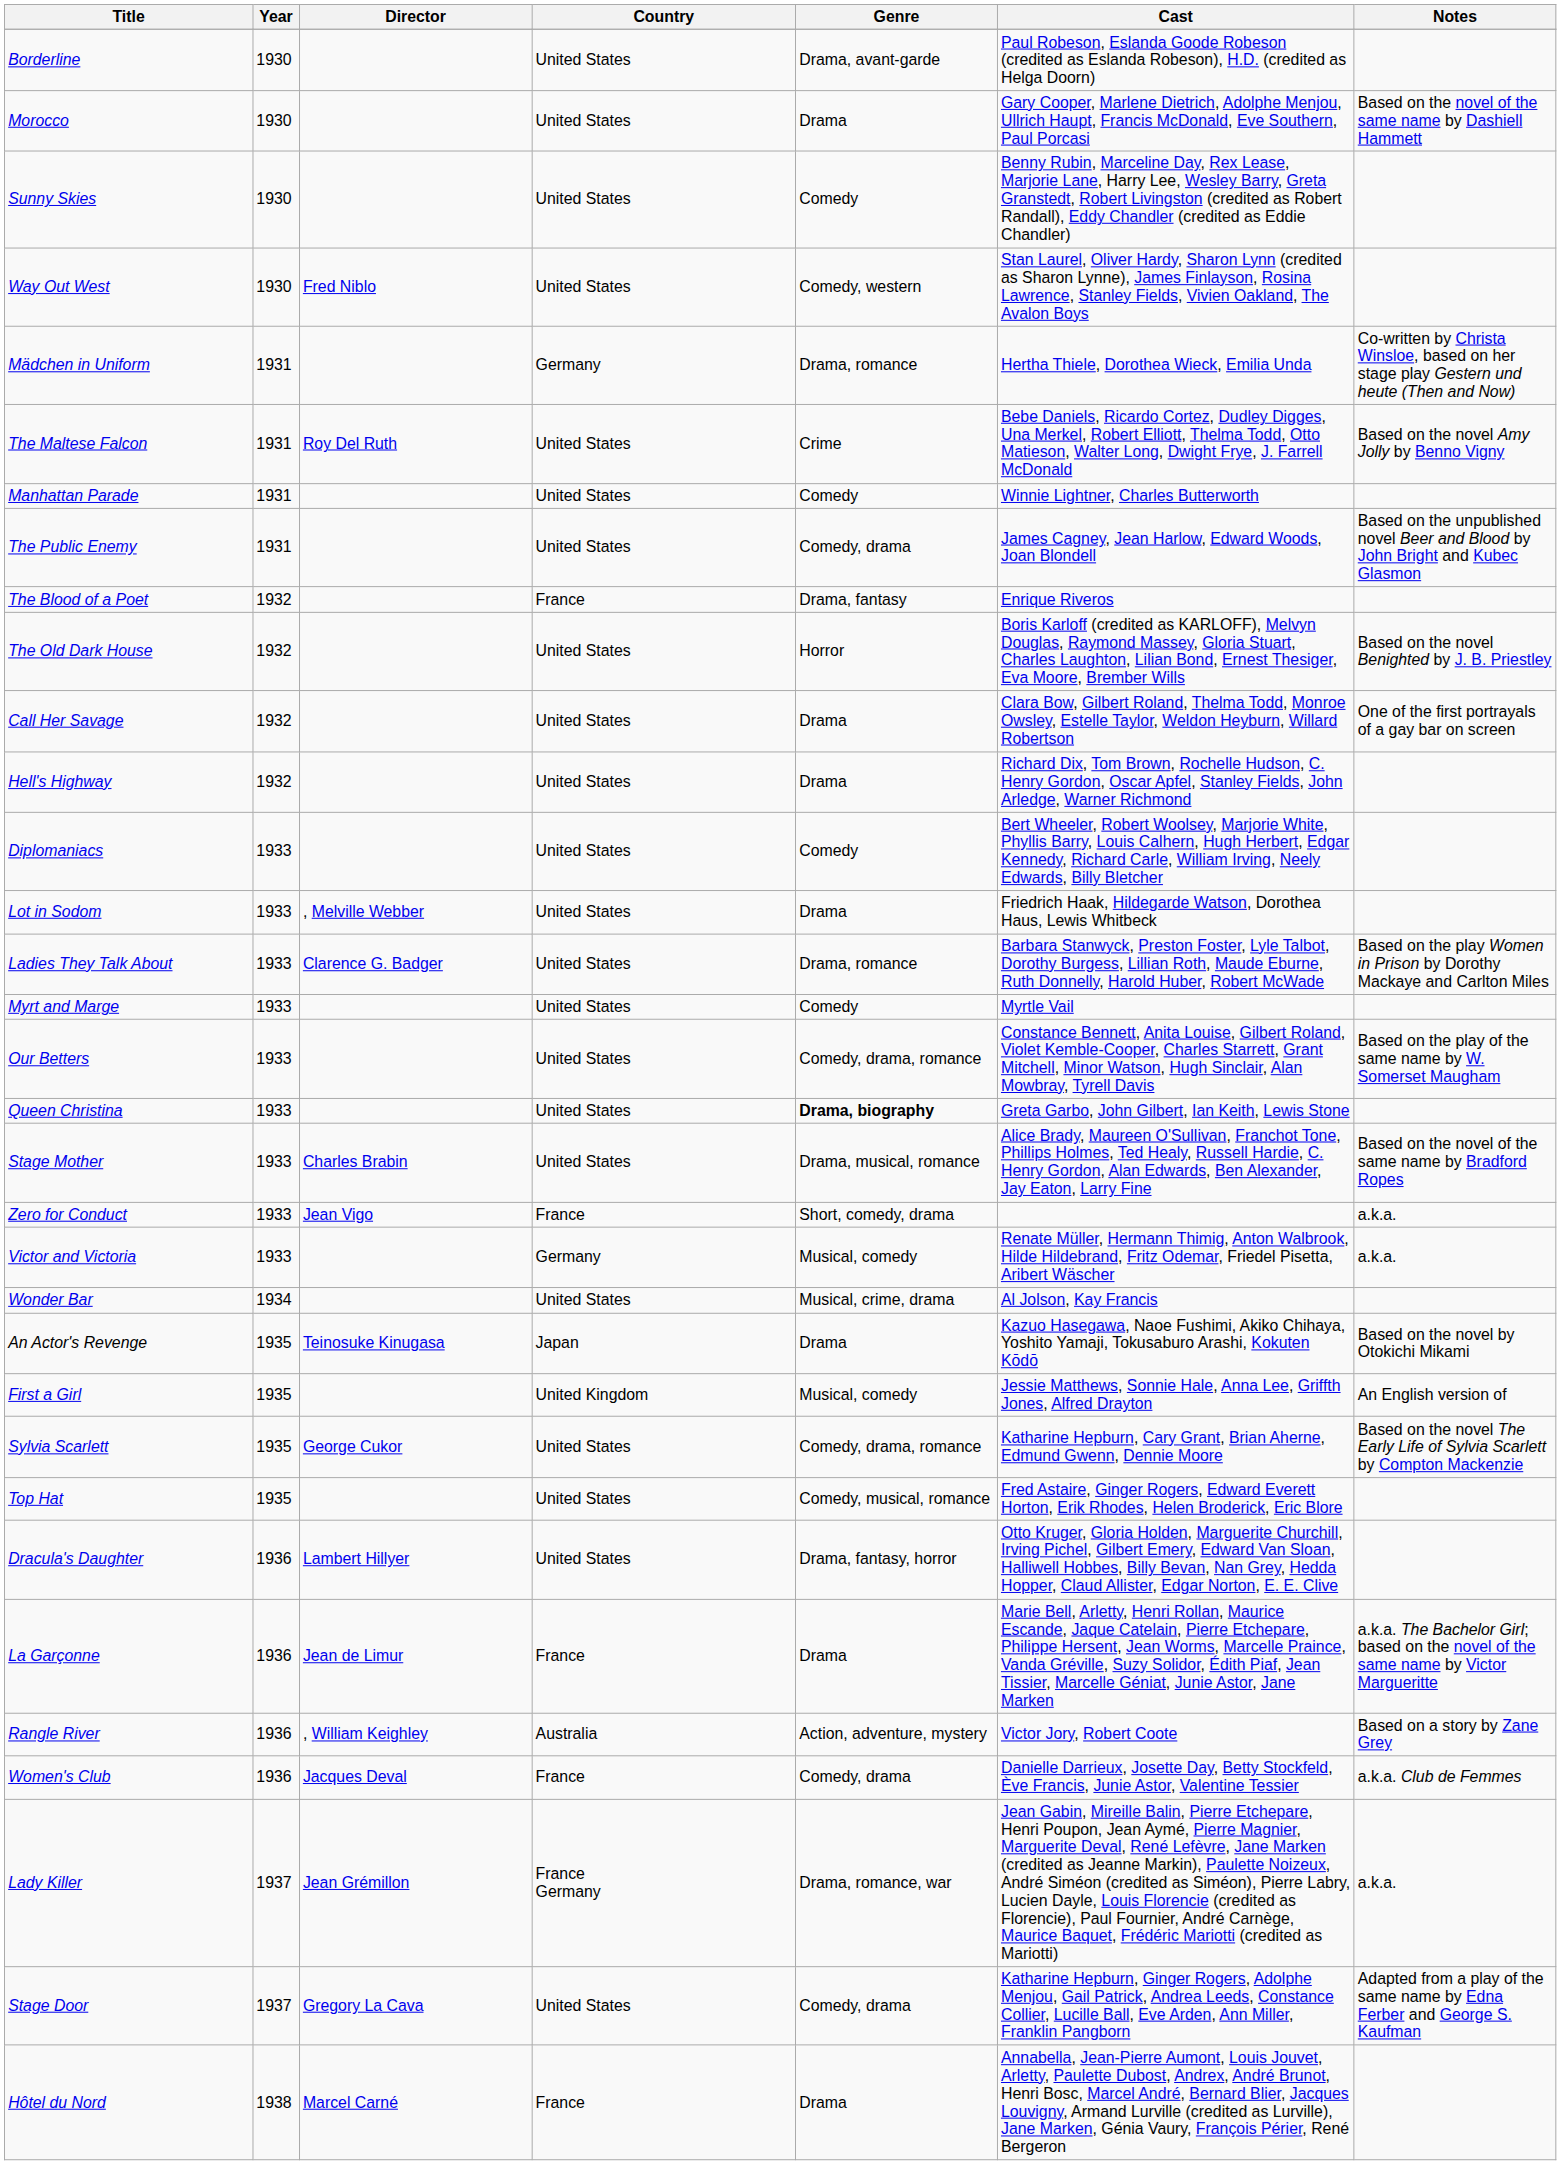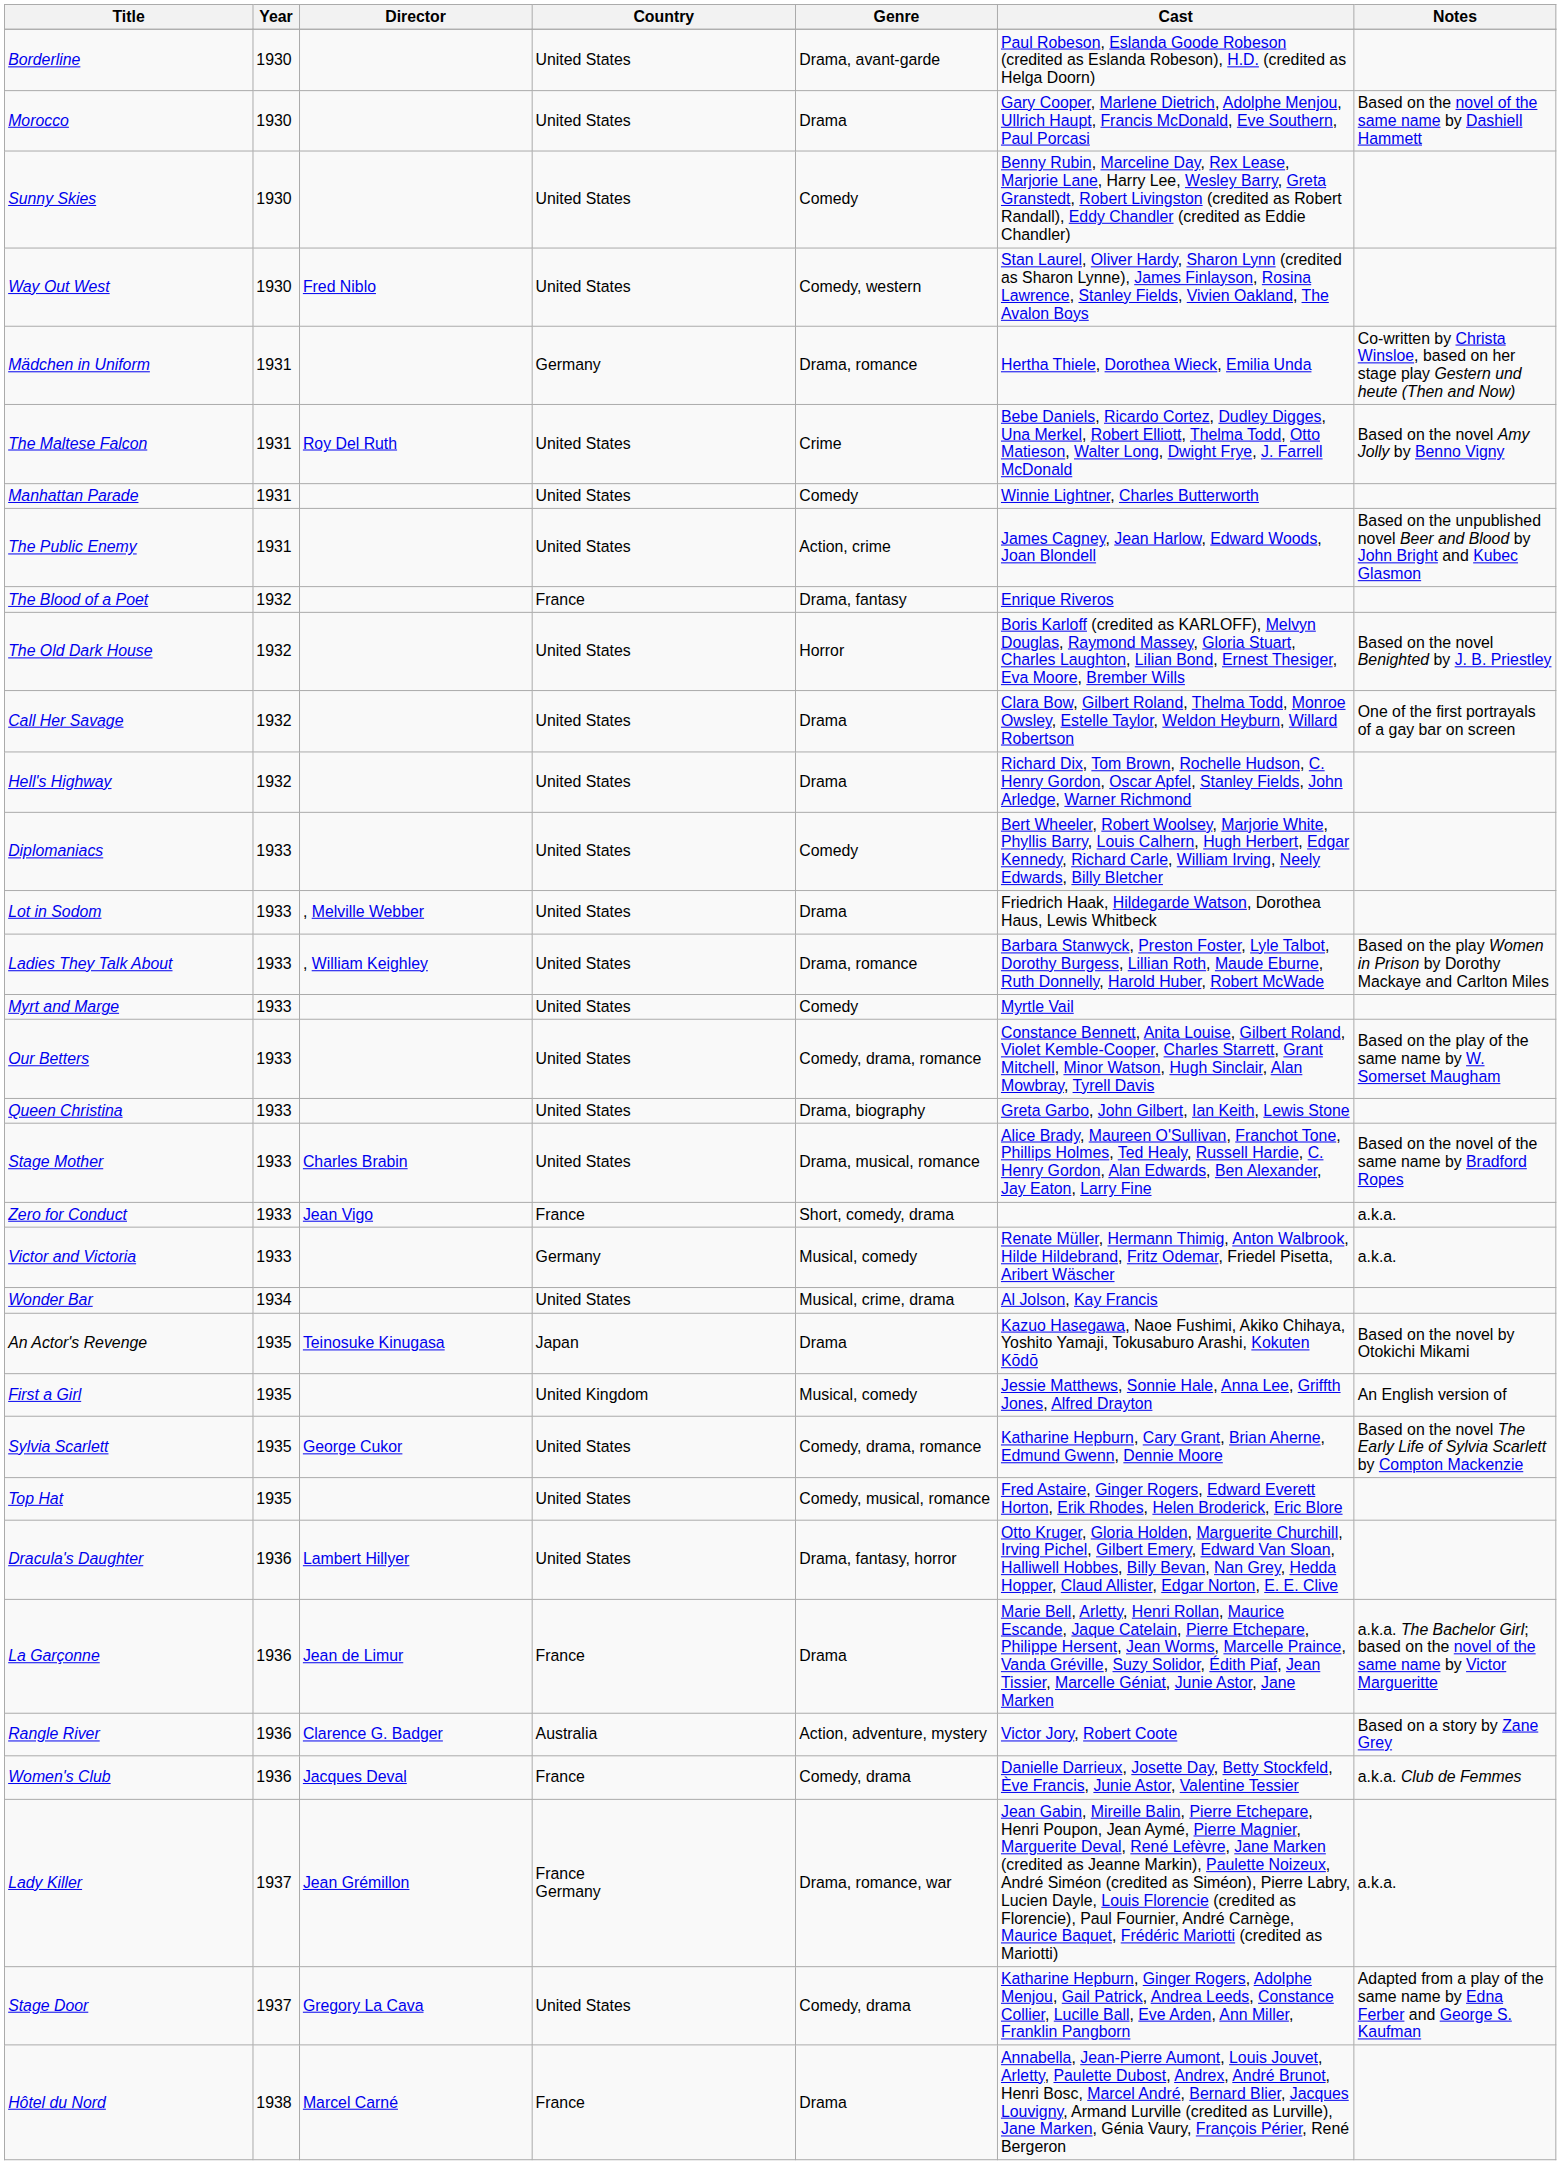(855, 547) Comedy, drama -> (845, 547) Action, crime
(373, 964) Clarence G. Badger -> (365, 964) , William Keighley
(867, 1110) bold -> (862, 1110) normal
(365, 1734) , William Keighley -> (373, 1734) Clarence G. Badger
